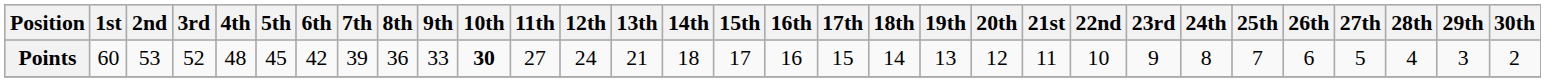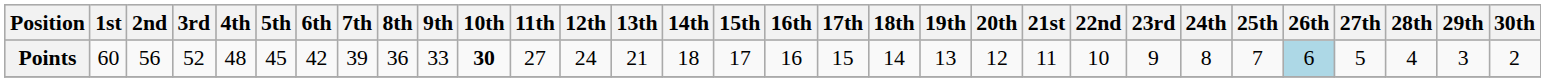(150, 57) 53 -> (150, 57) 56
(1309, 57) no background -> (1309, 57) lightblue background
